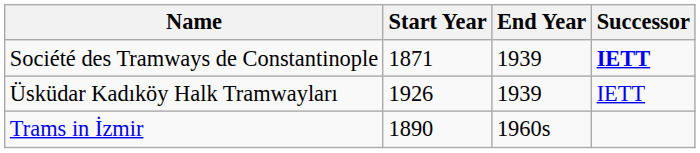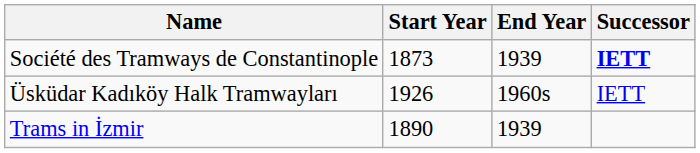(411, 57) 1871 -> (411, 57) 1873
(519, 93) 1939 -> (524, 93) 1960s
(524, 128) 1960s -> (519, 128) 1939
